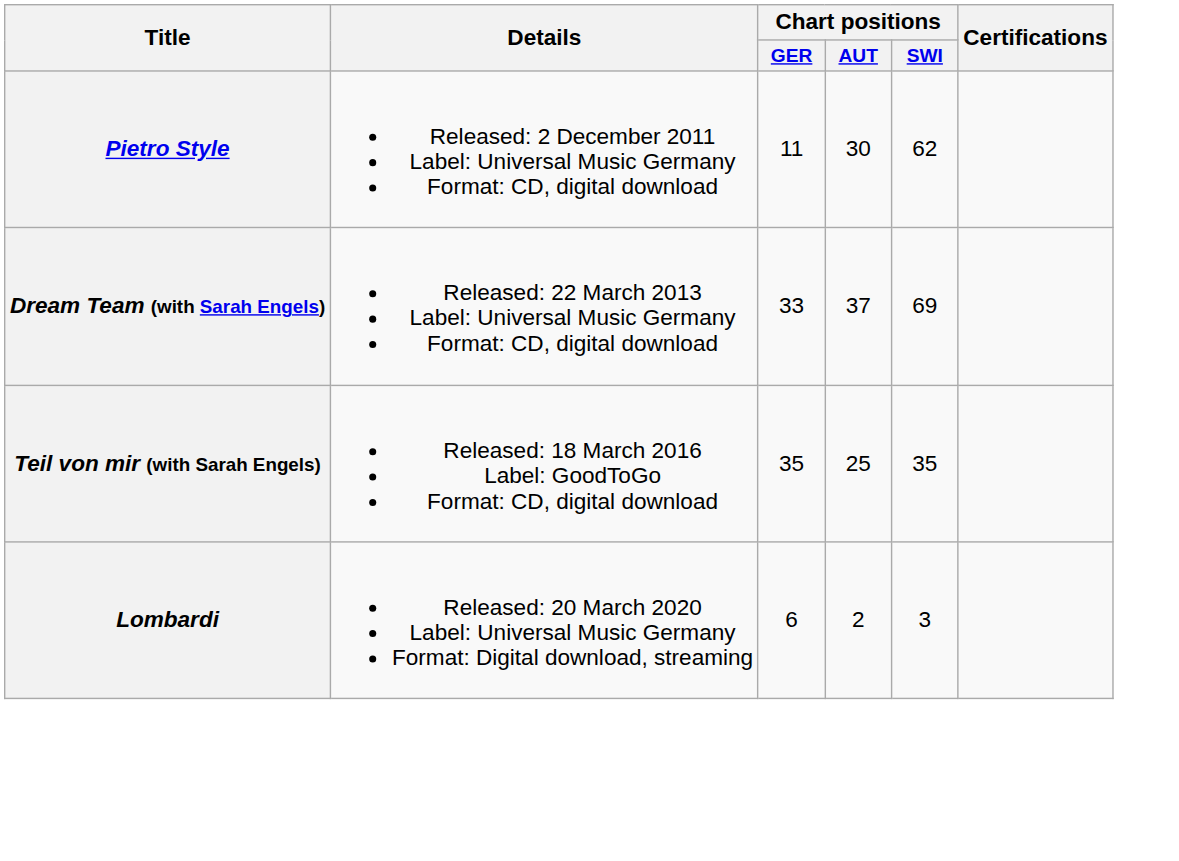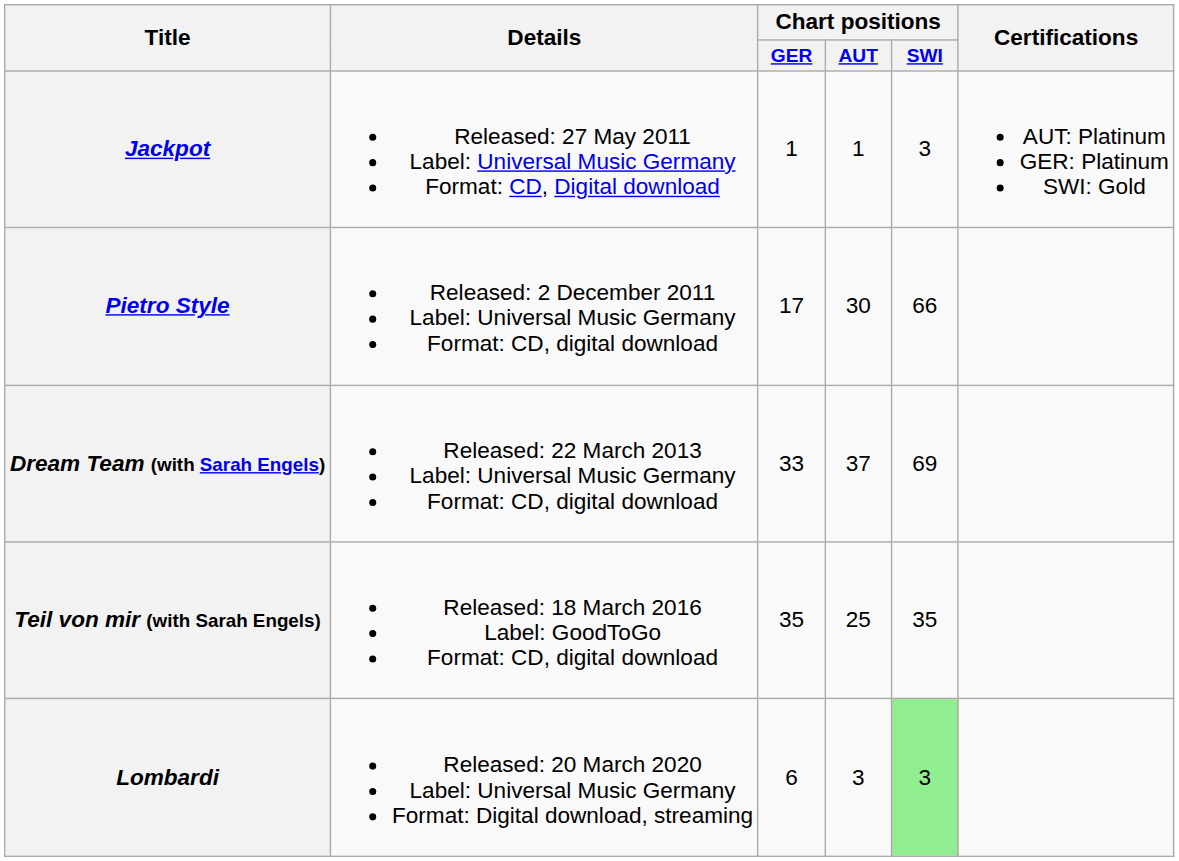+ row: (168, 149)
(792, 149) 11 -> (792, 306) 17
(925, 149) 62 -> (925, 306) 66
(858, 620) 2 -> (858, 777) 3
(925, 620) no background -> (925, 777) lightgreen background
